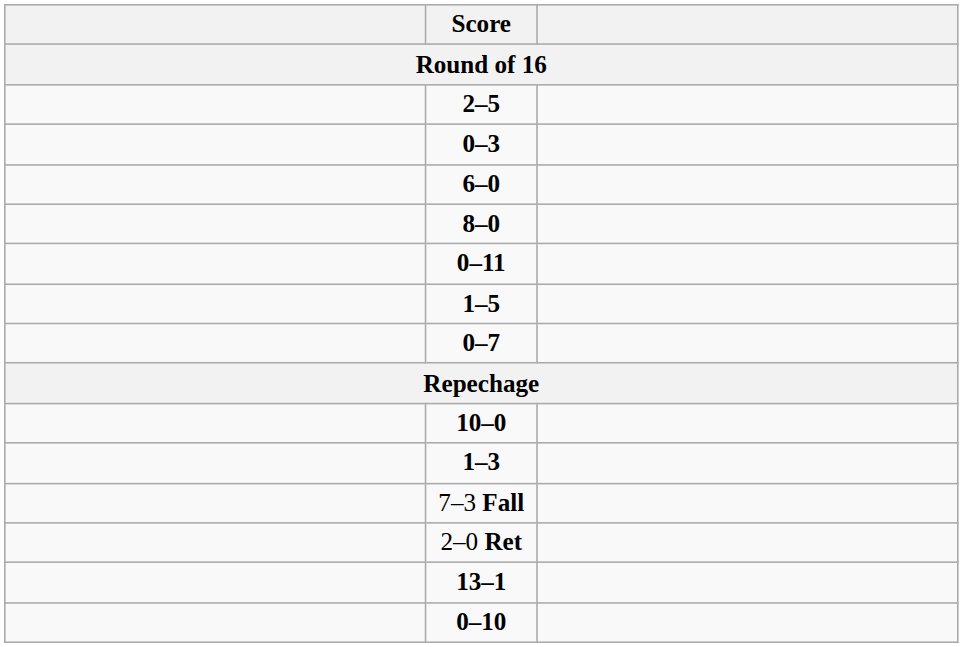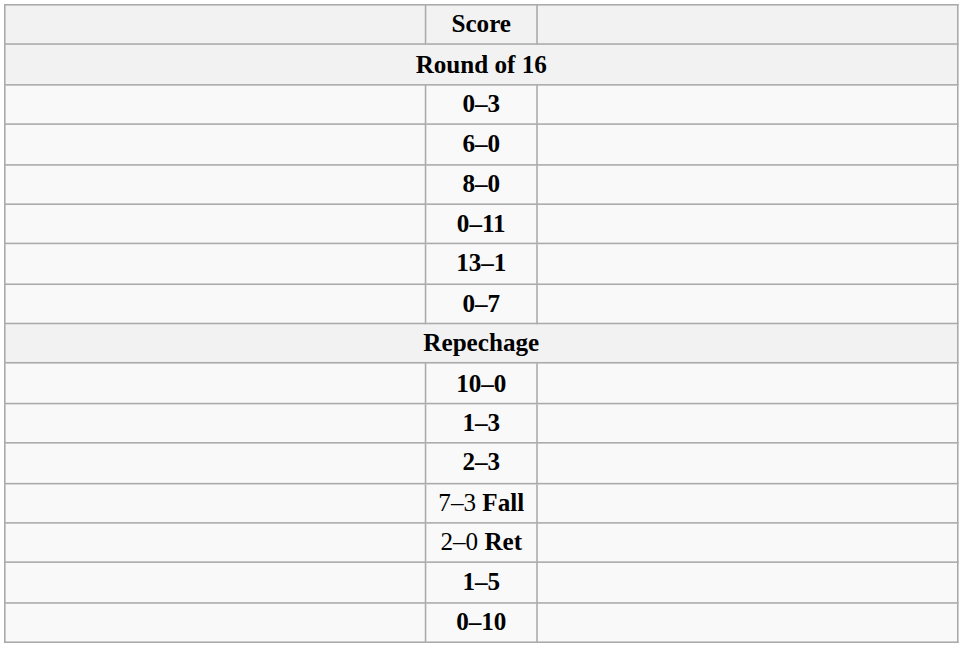- row: (481, 104)
rows swapped: (481, 303) <-> (481, 582)
+ row: (481, 462)
